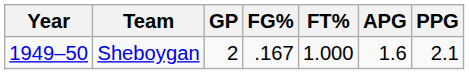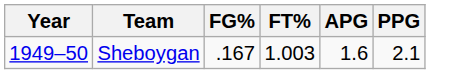- column: (224, 21)
(328, 53) 1.000 -> (290, 53) 1.003
